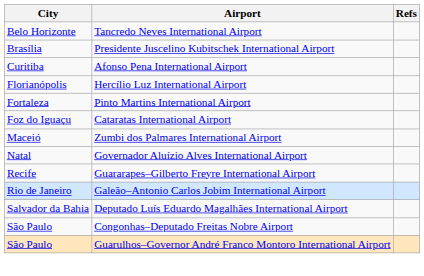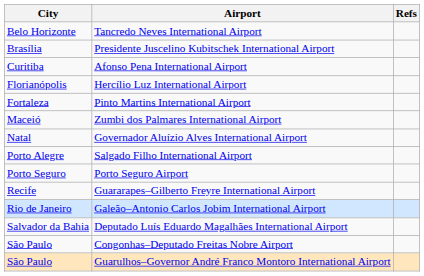- row: (163, 119)
+ row: (173, 155)
+ row: (141, 173)
